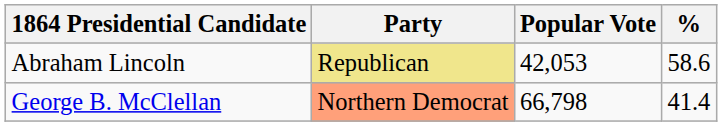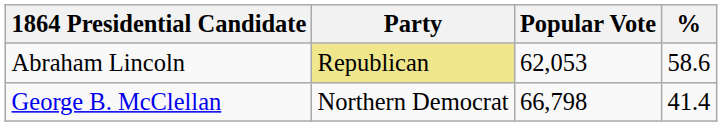(554, 62) 42,053 -> (554, 62) 62,053
(413, 101) lightsalmon background -> (413, 101) no background
